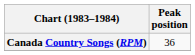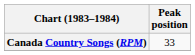(170, 42) 36 -> (170, 42) 33
